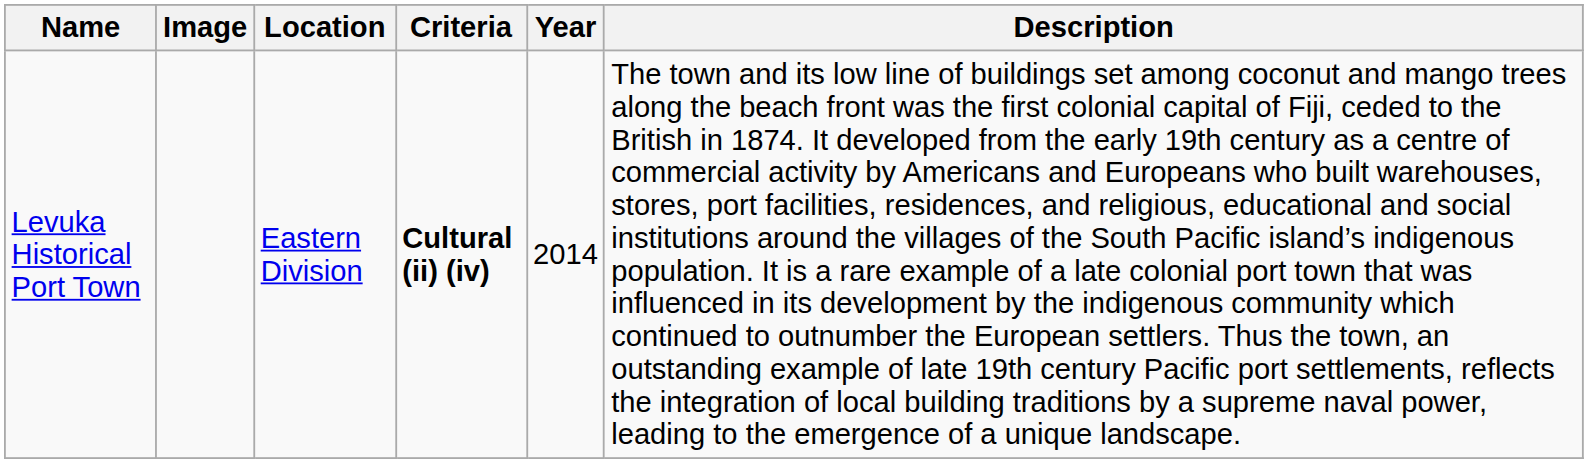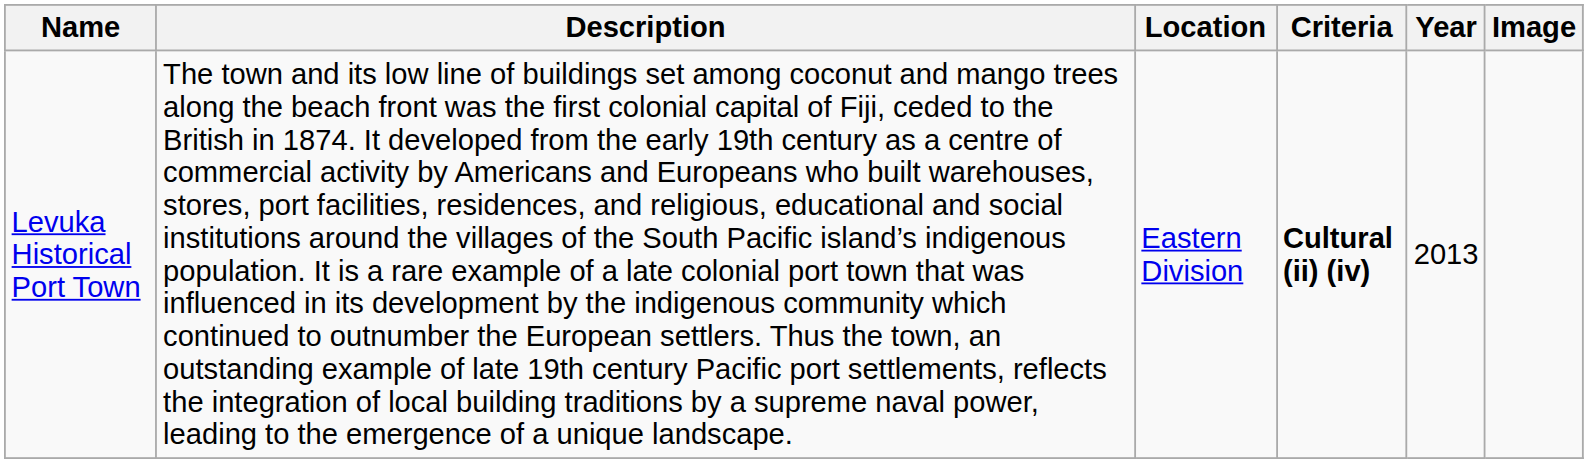columns swapped: (205, 27) <-> (1094, 27)
(565, 253) 2014 -> (1446, 253) 2013
